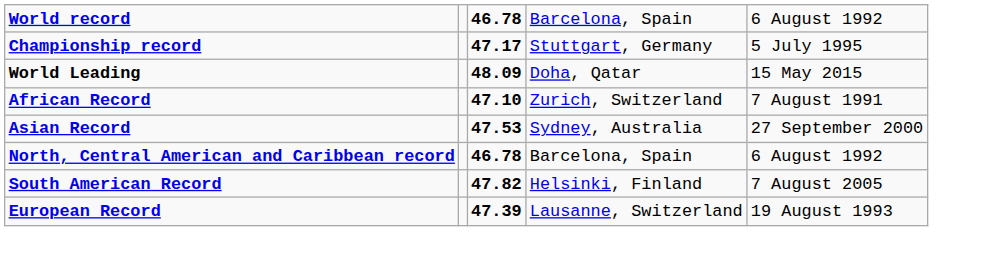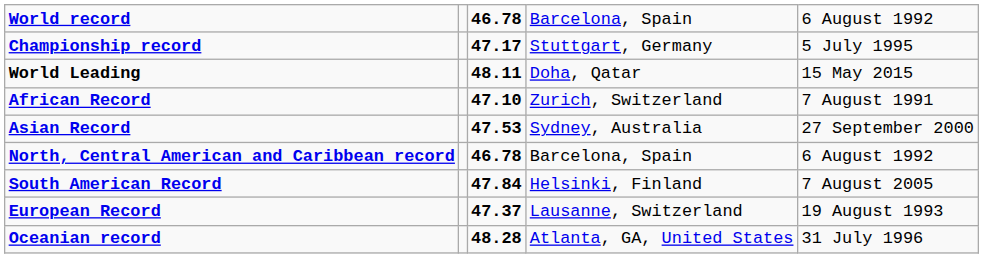(496, 74) 48.09 -> (496, 74) 48.11
(496, 184) 47.82 -> (496, 184) 47.84
(496, 211) 47.39 -> (496, 211) 47.37
+ row: (85, 239)
